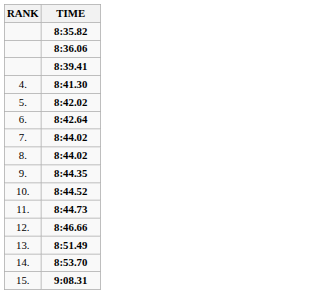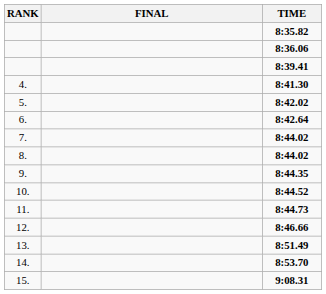+ column: (152, 13)
